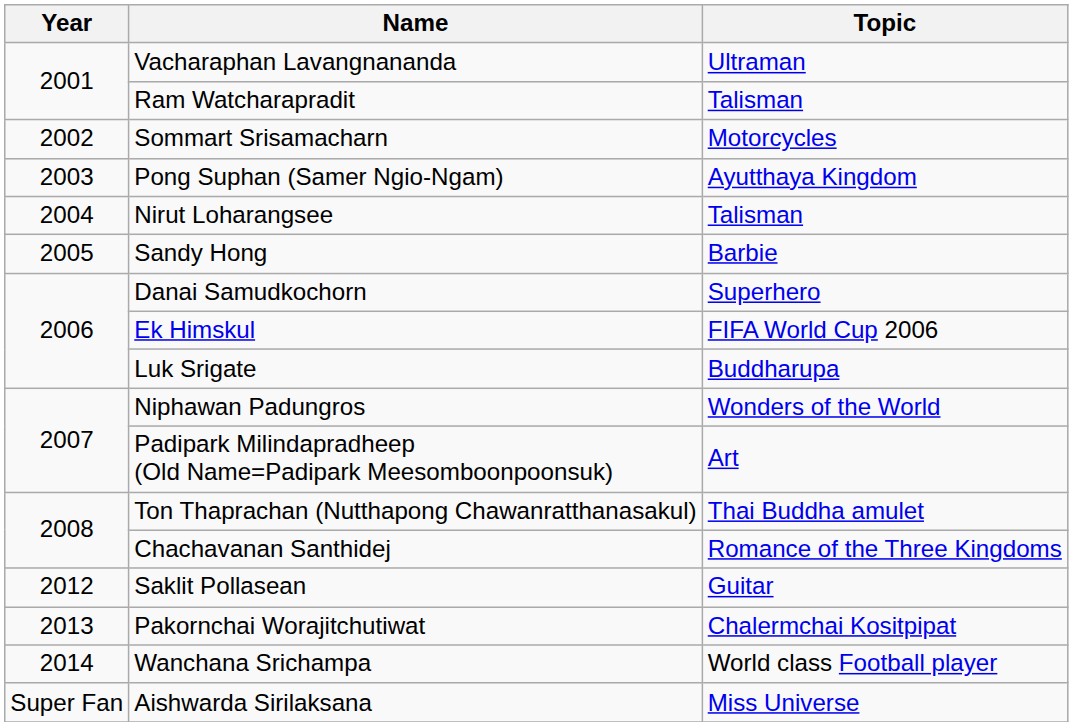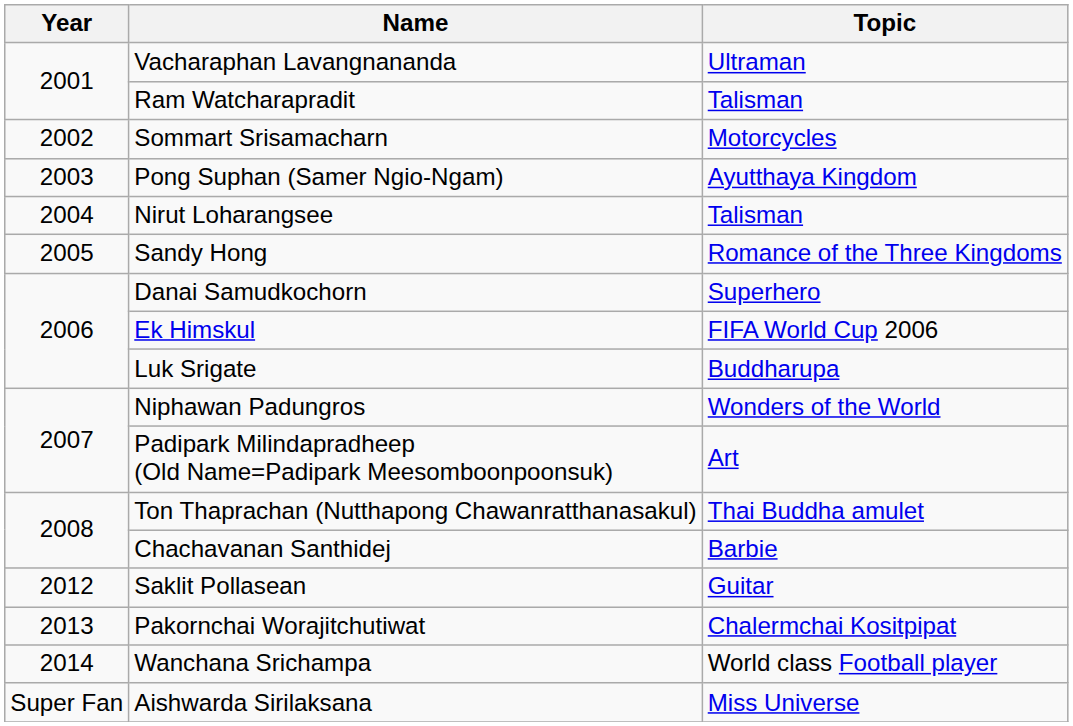(743, 253) Barbie -> (885, 253) Romance of the Three Kingdoms
(885, 548) Romance of the Three Kingdoms -> (743, 548) Barbie
